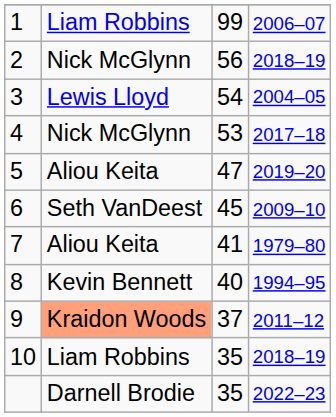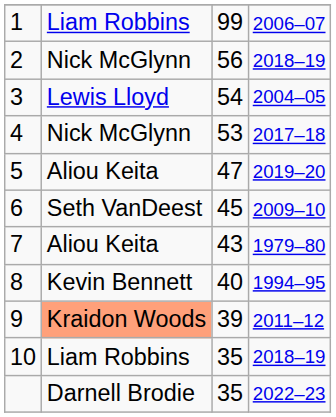(230, 245) 41 -> (230, 245) 43
(230, 319) 37 -> (230, 319) 39
